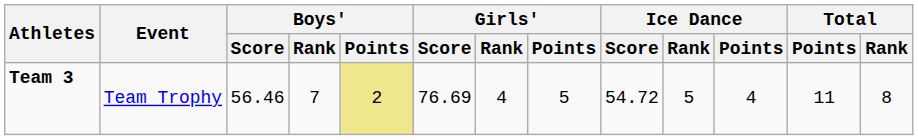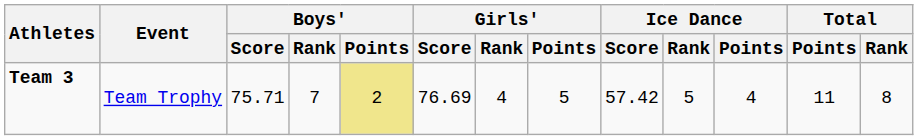(258, 98) 56.46 -> (258, 98) 75.71
(632, 98) 54.72 -> (632, 98) 57.42
